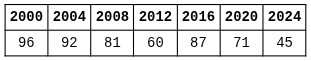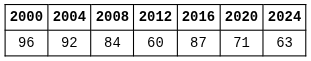(112, 43) 81 -> (112, 43) 84
(285, 43) 45 -> (285, 43) 63
